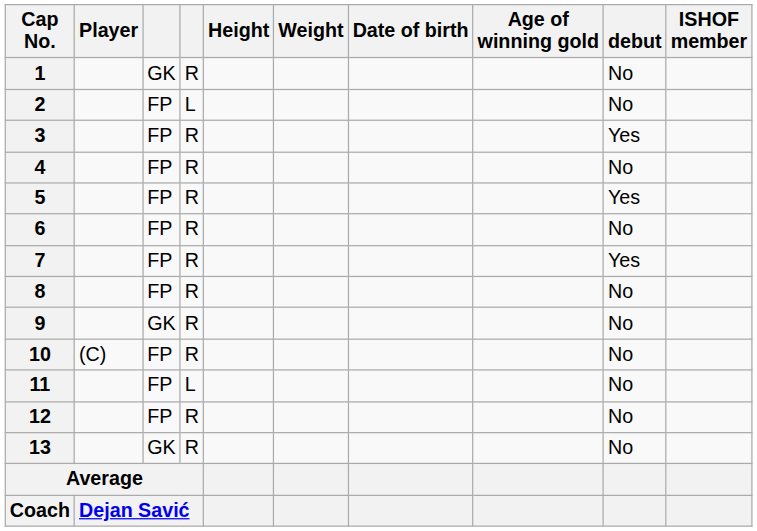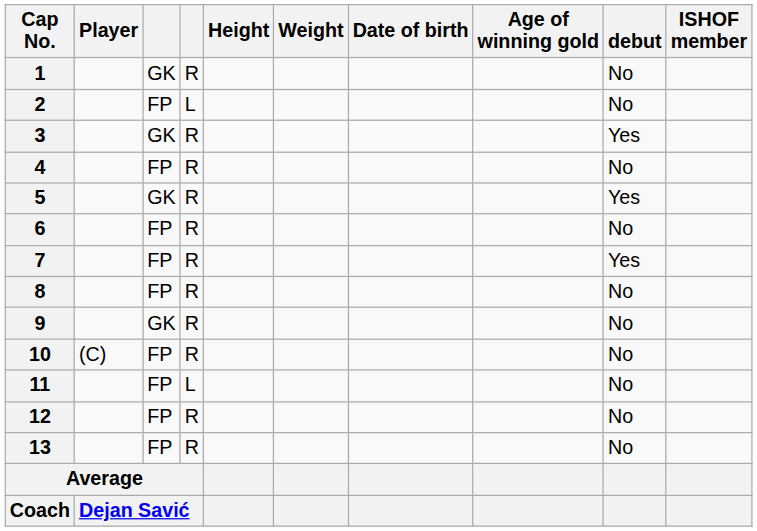(160, 135) FP -> (161, 135) GK
(160, 198) FP -> (161, 198) GK
(161, 447) GK -> (160, 447) FP
